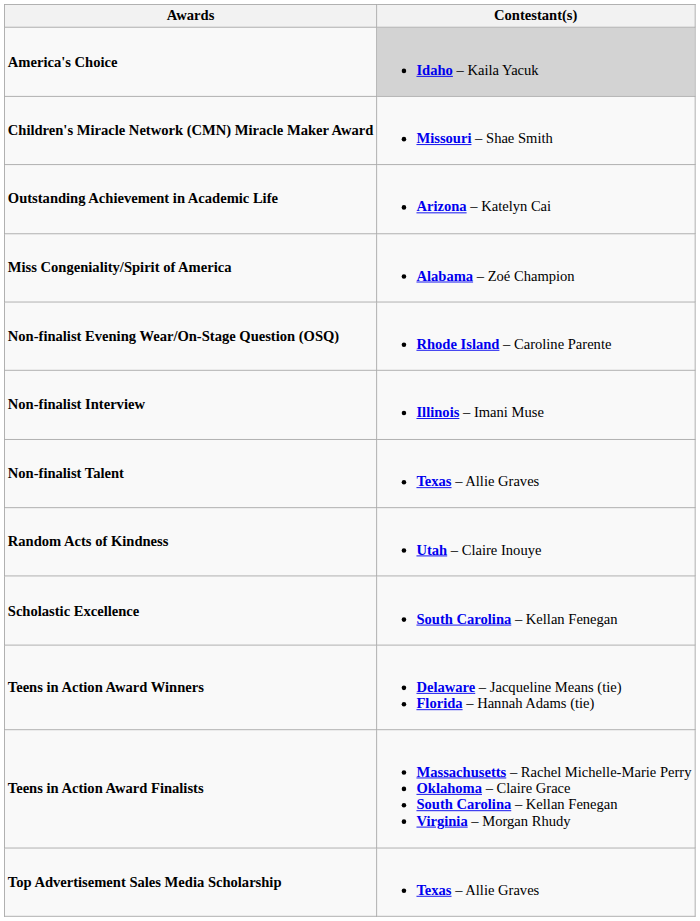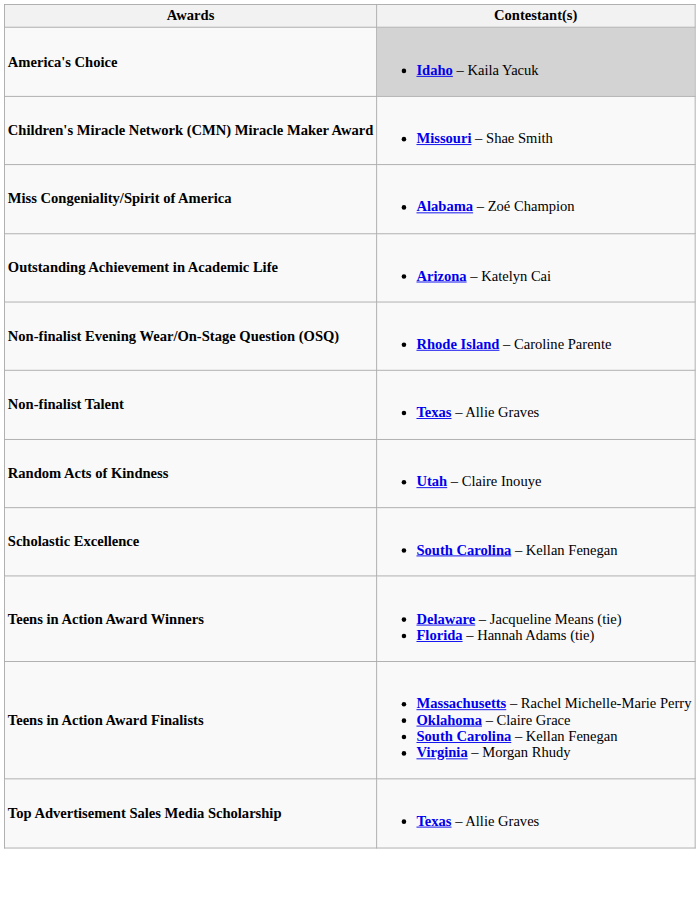rows swapped: (120, 267) <-> (143, 199)
- row: (76, 404)
